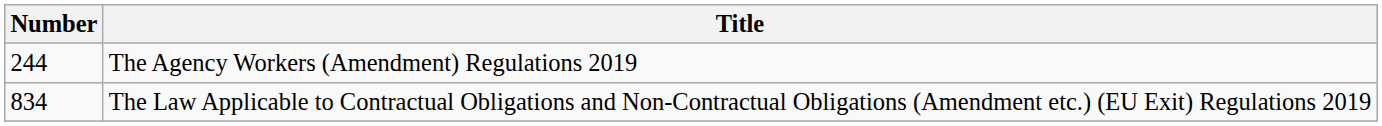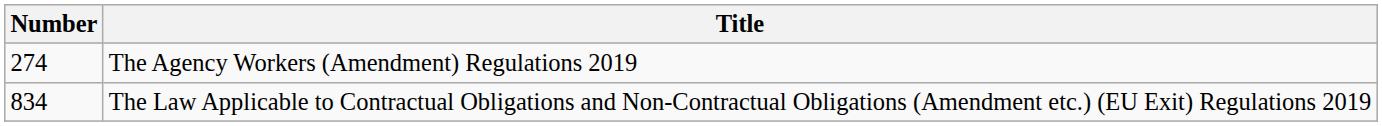(29, 62) 244 -> (29, 62) 274
